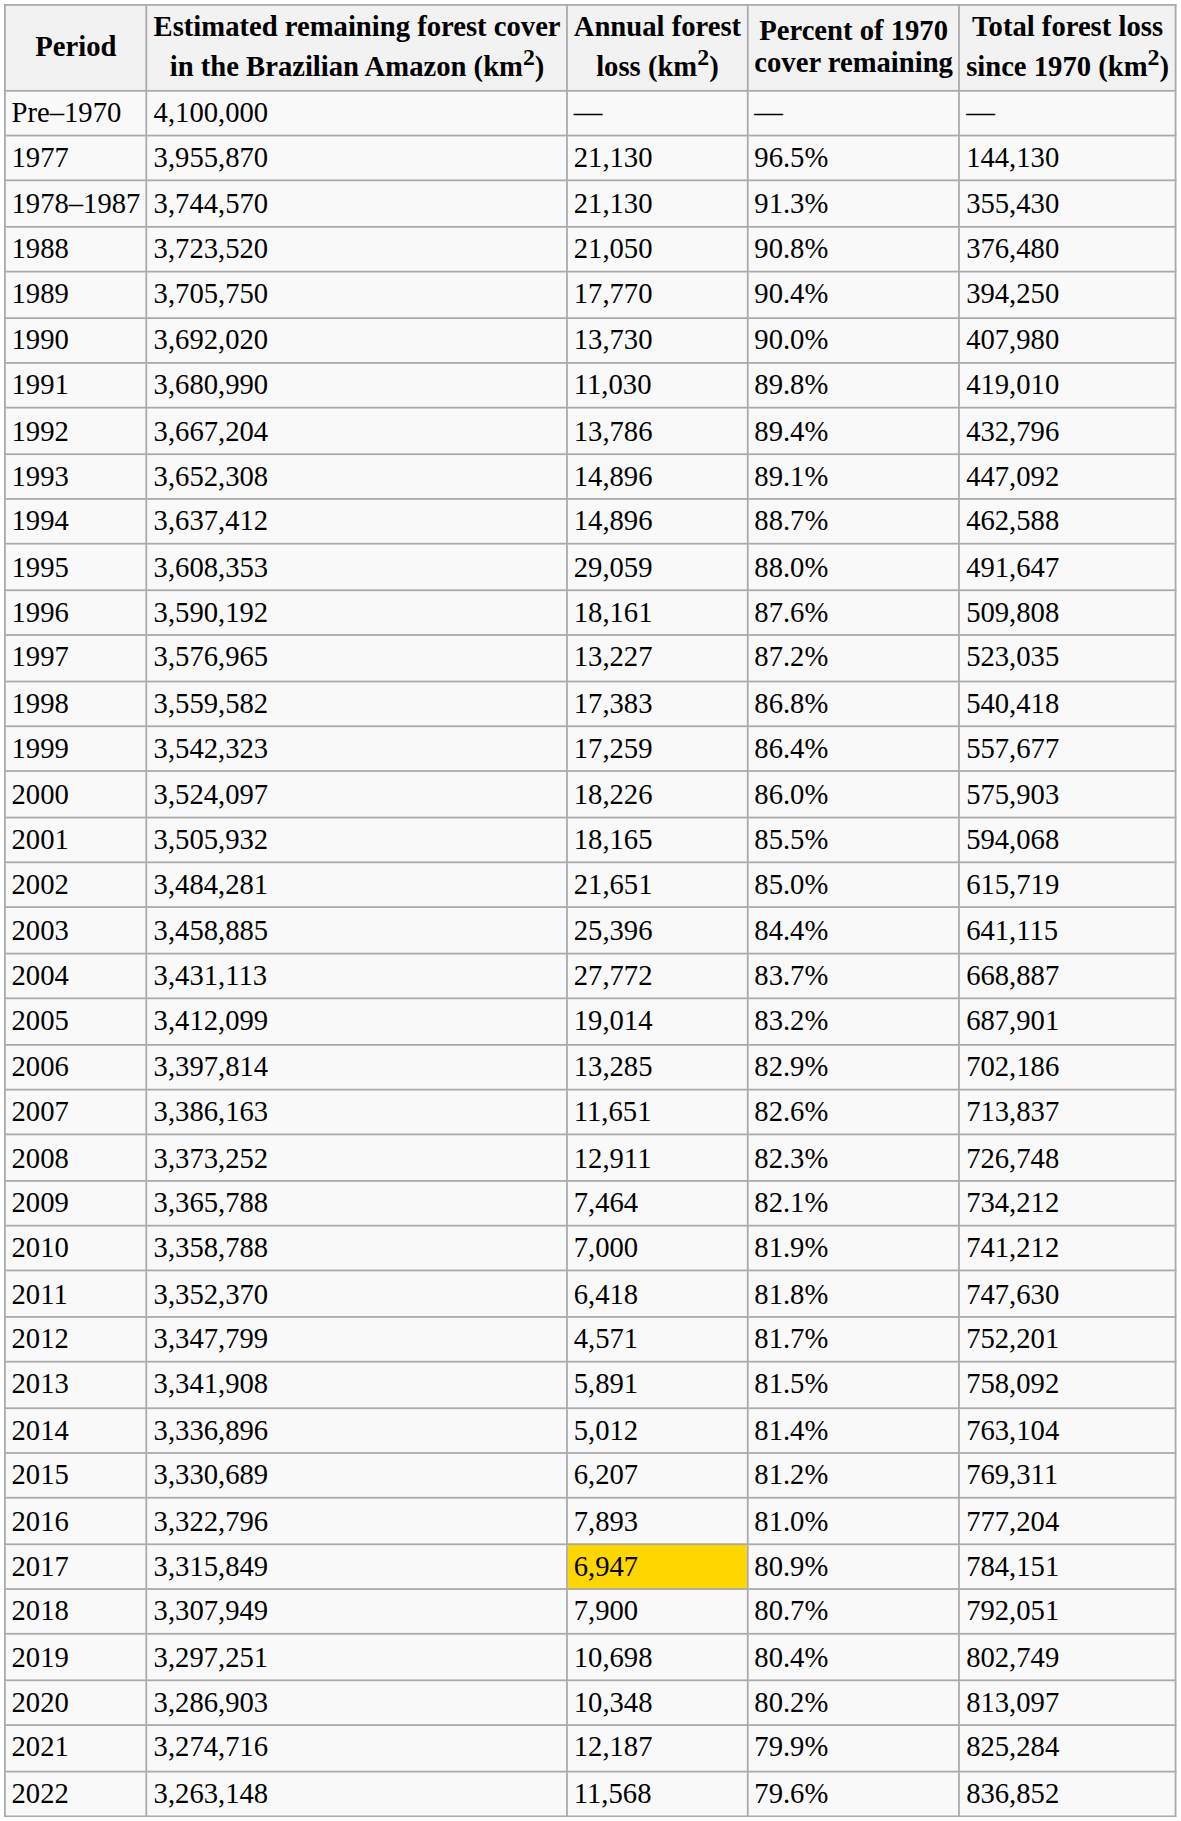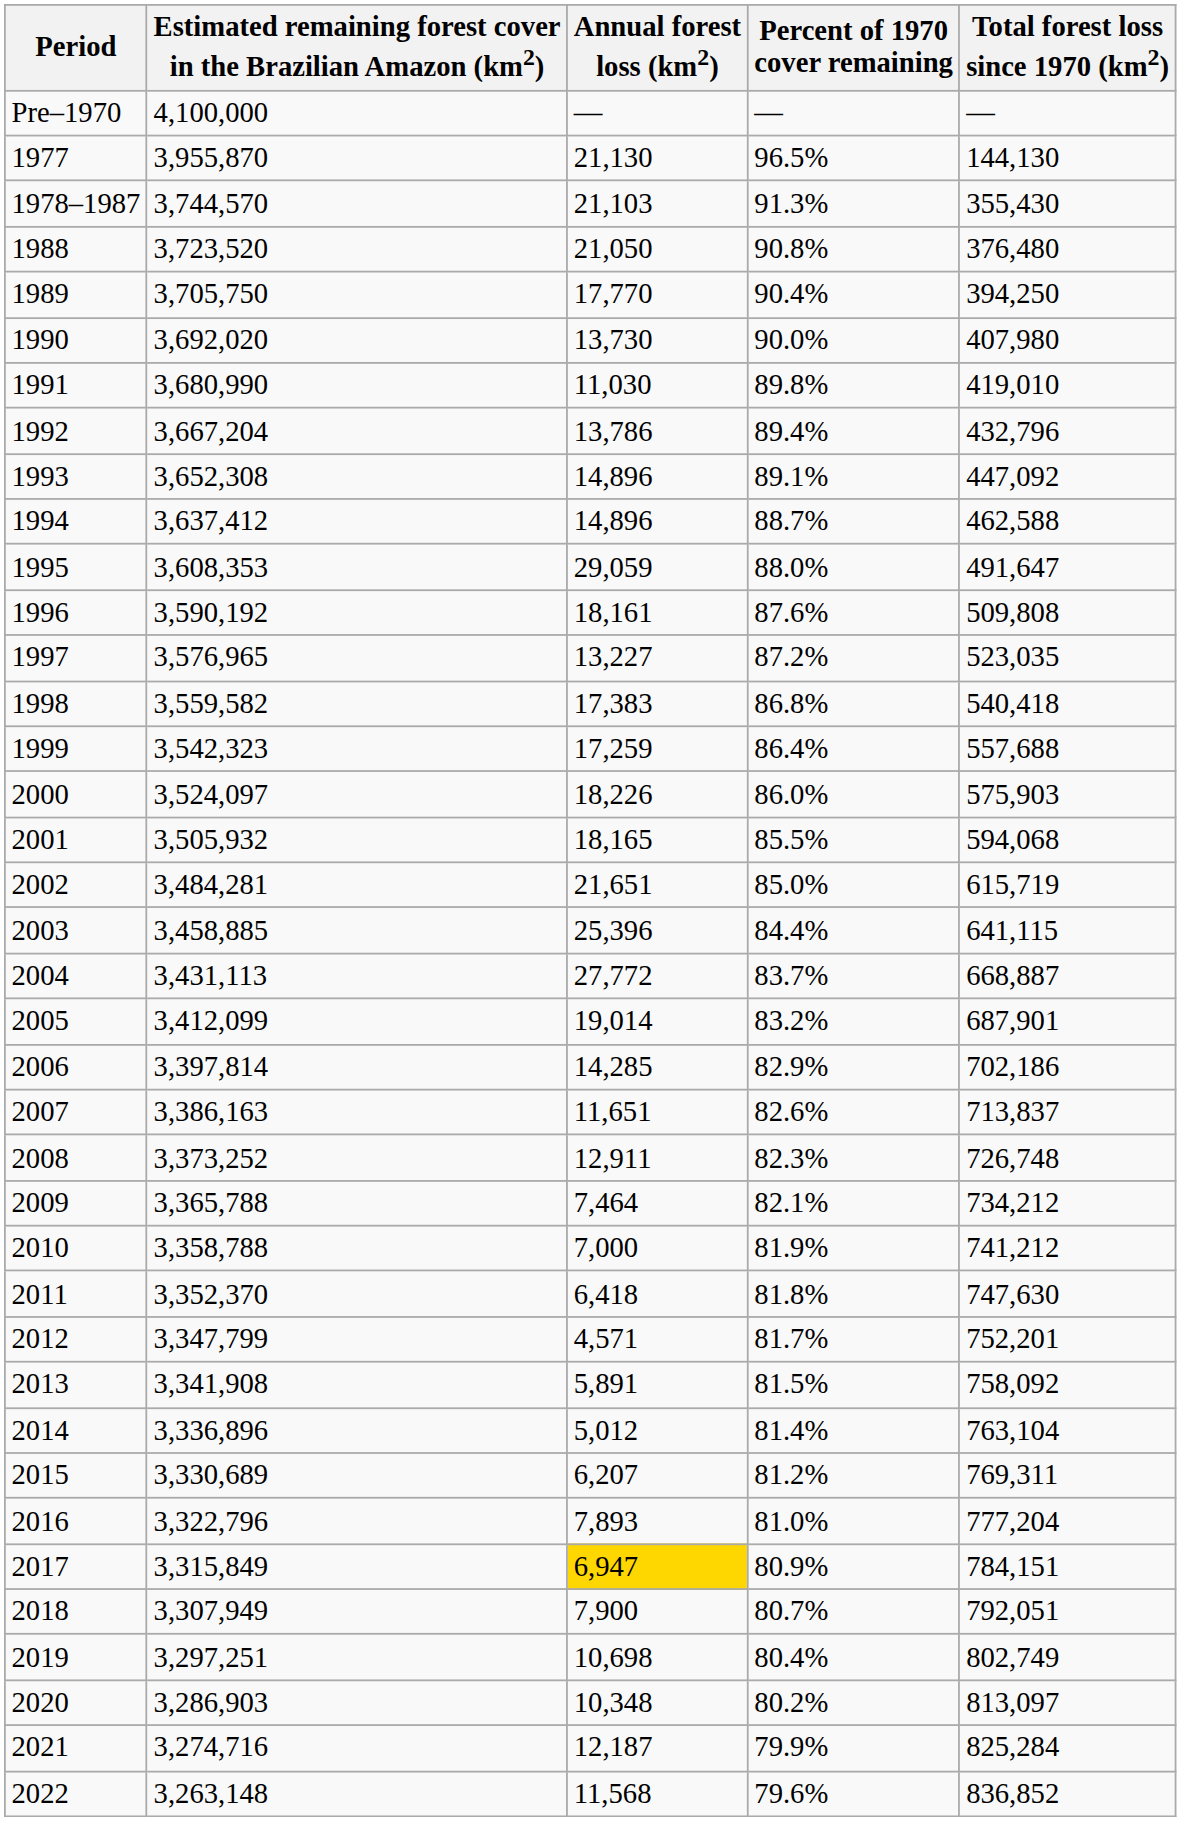(613, 203) 21,130 -> (613, 203) 21,103
(1013, 748) 557,677 -> (1013, 748) 557,688
(613, 1066) 13,285 -> (613, 1066) 14,285
